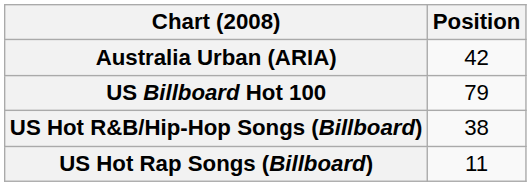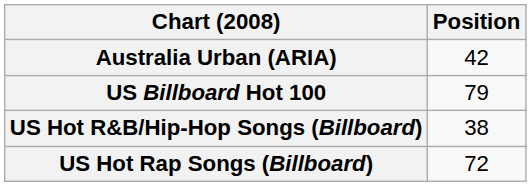(477, 163) 11 -> (477, 163) 72
